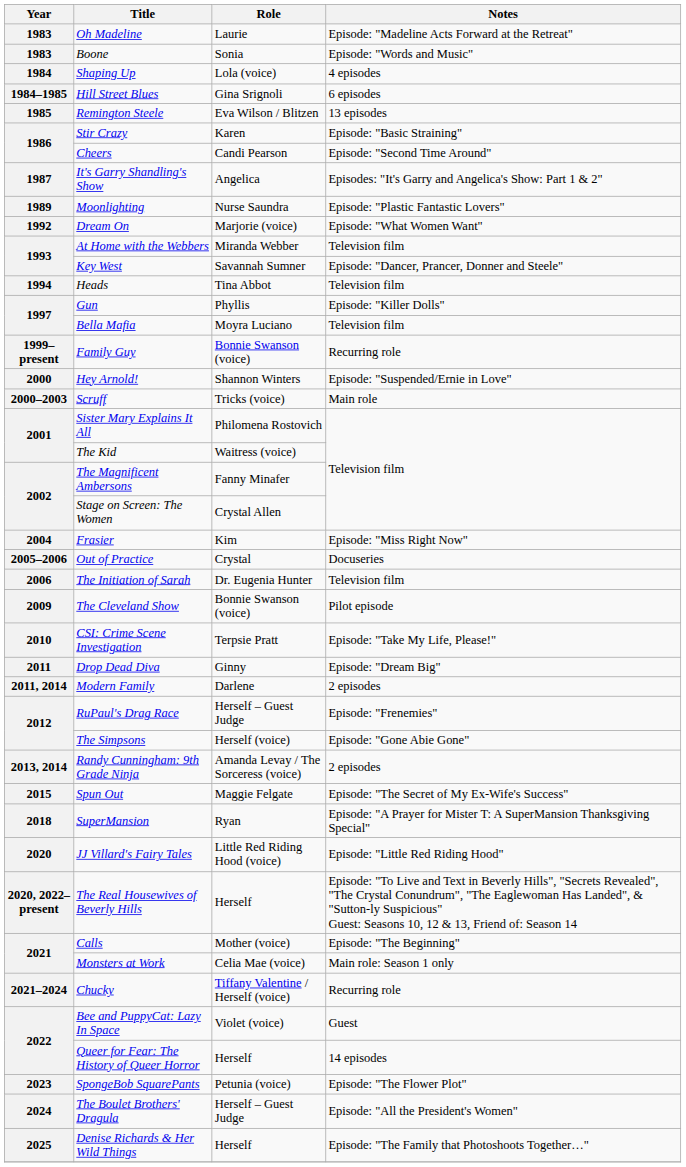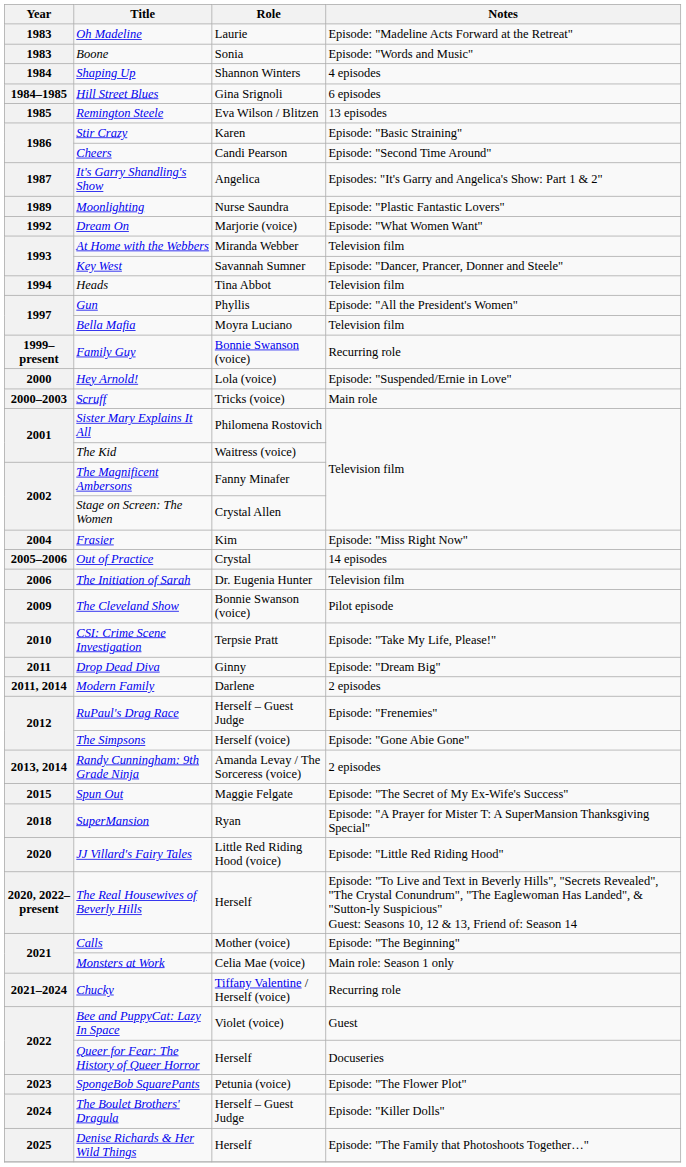(245, 73) Lola (voice) -> (258, 73) Shannon Winters
(387, 305) Episode: "Killer Dolls" -> (423, 305) Episode: "All the President's Women"
(258, 378) Shannon Winters -> (245, 378) Lola (voice)
(356, 559) Docuseries -> (358, 559) 14 episodes
(358, 1057) 14 episodes -> (356, 1057) Docuseries
(423, 1111) Episode: "All the President's Women" -> (387, 1111) Episode: "Killer Dolls"
